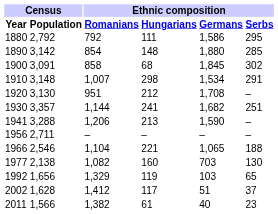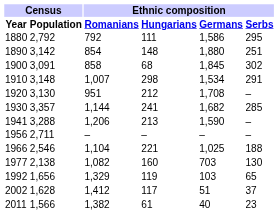(254, 52) 285 -> (254, 52) 251
(254, 107) 251 -> (254, 107) 285
(212, 149) 1,065 -> (212, 149) 1,025
